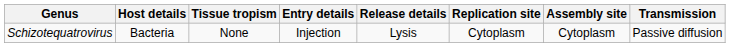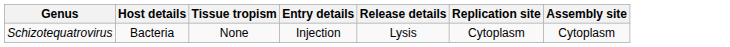- column: (677, 14)
